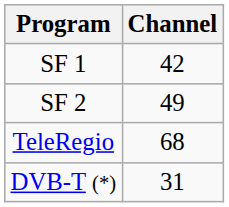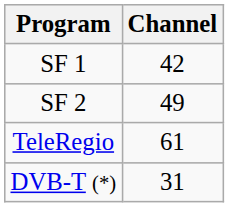(172, 142) 68 -> (172, 142) 61
